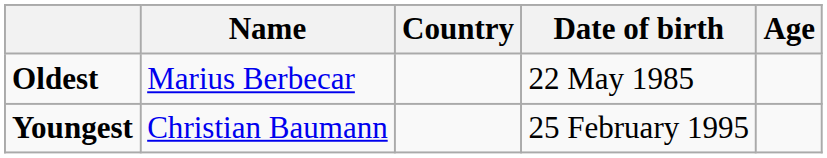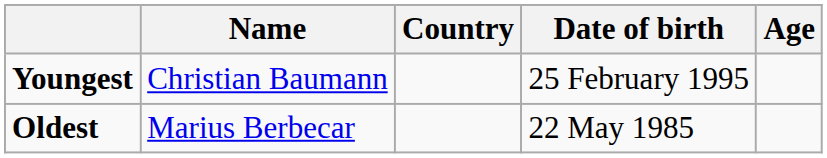rows swapped: (72, 127) <-> (55, 78)
